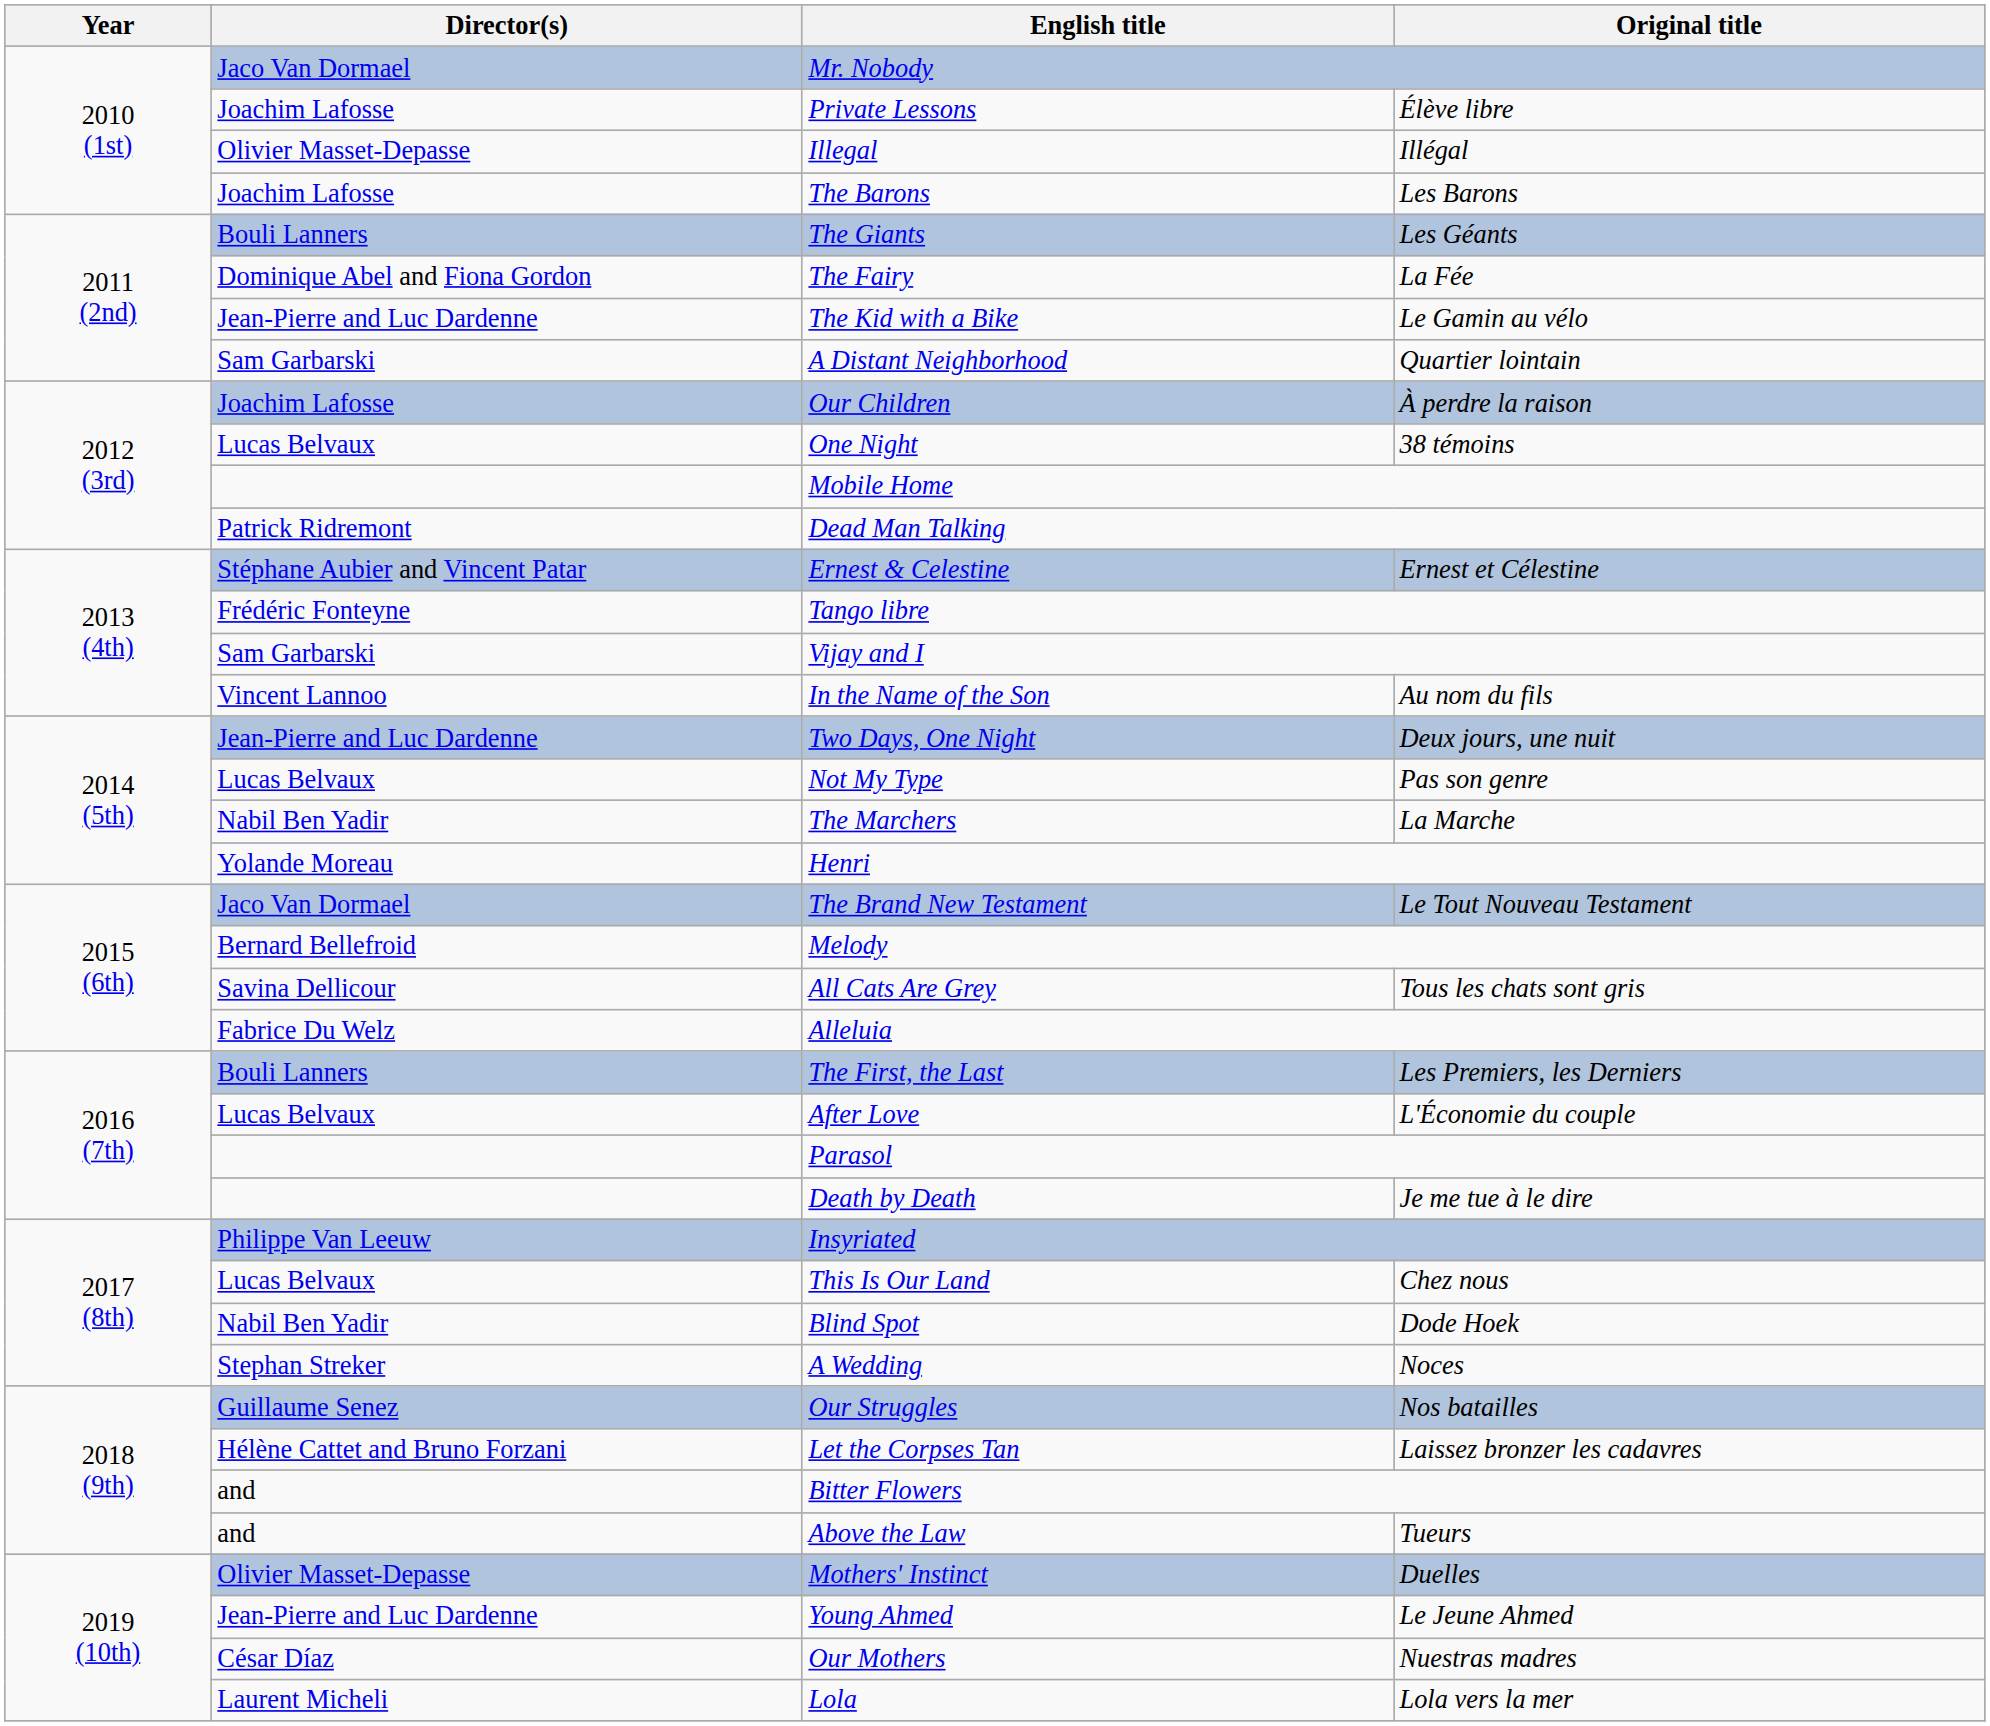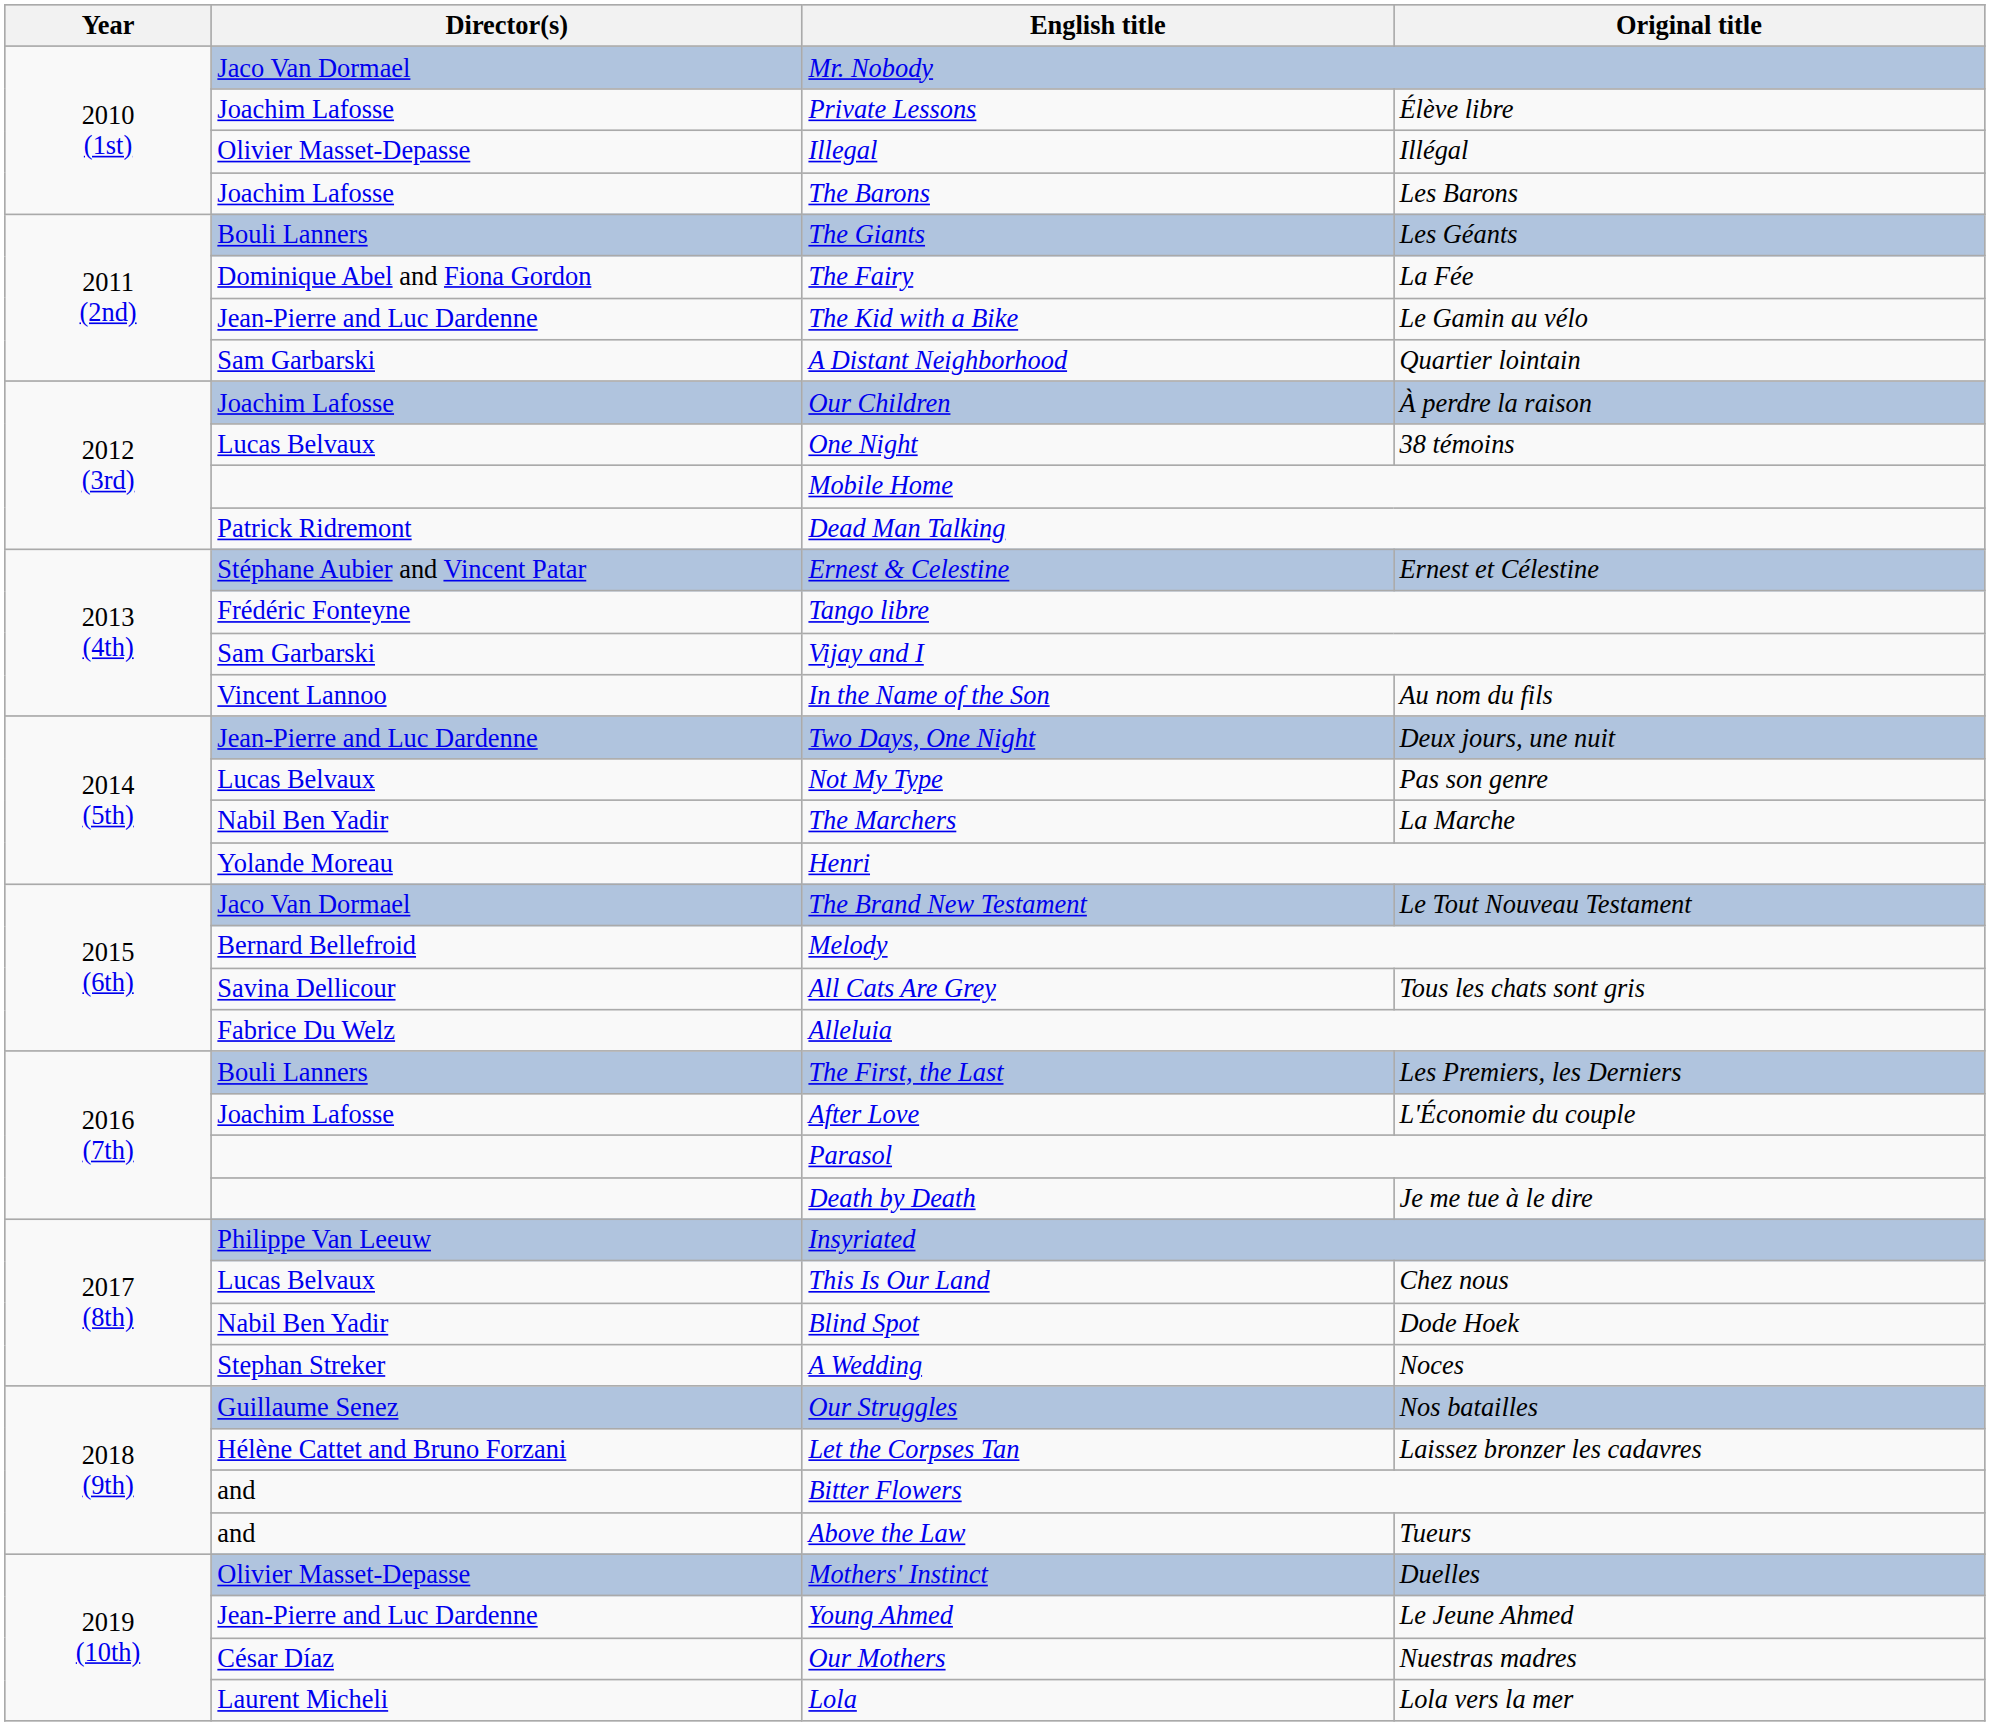(296, 1114) Lucas Belvaux -> (306, 1114) Joachim Lafosse
